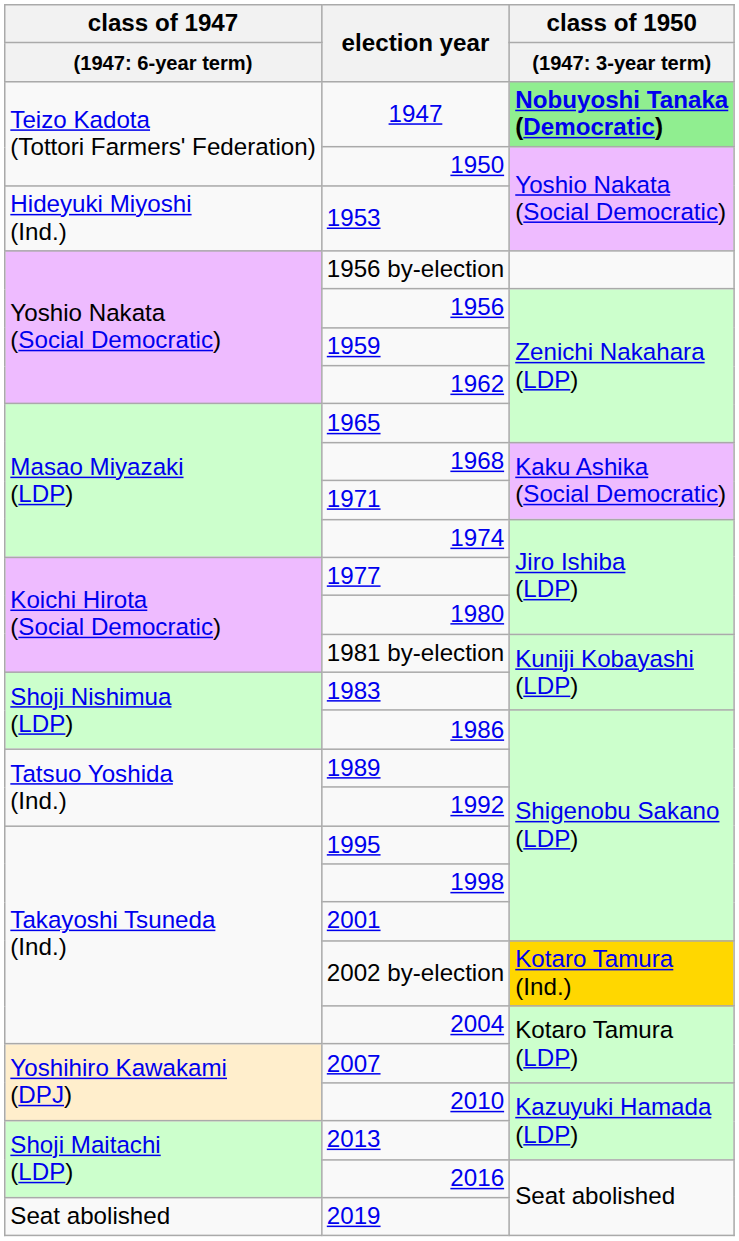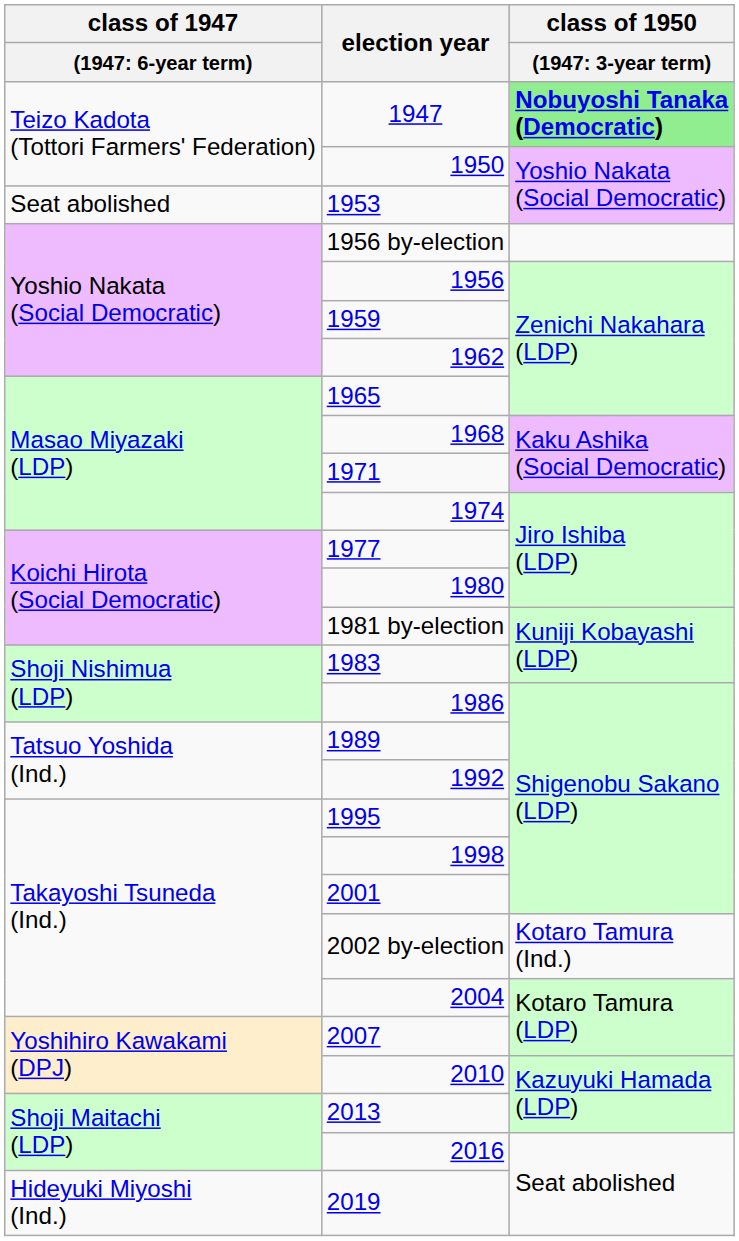(101, 217) Hideyuki Miyoshi (Ind.) -> (90, 204) Seat abolished
(594, 972) gold background -> (594, 945) no background
(90, 1216) Seat abolished -> (101, 1202) Hideyuki Miyoshi (Ind.)
